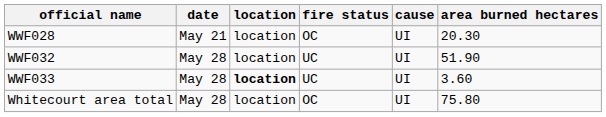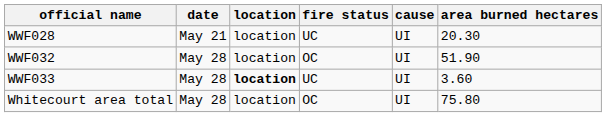(310, 37) OC -> (310, 37) UC
(310, 58) UC -> (310, 58) OC
